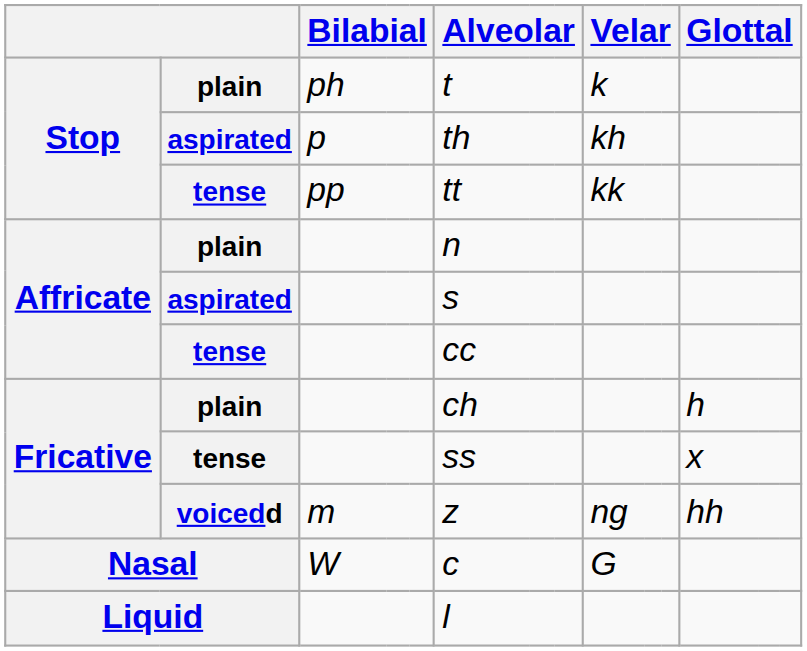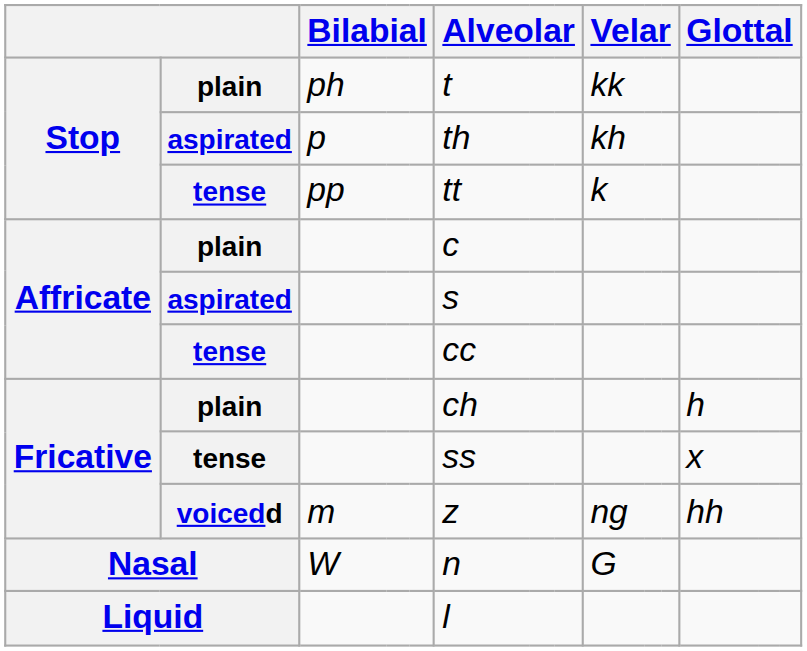(599, 84) k -> (607, 84) kk
(607, 191) kk -> (599, 191) k
(452, 244) n -> (451, 244) c
(451, 564) c -> (452, 564) n
